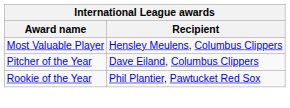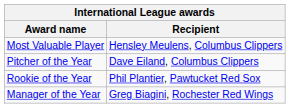+ row: (54, 95)
